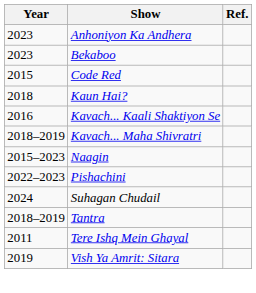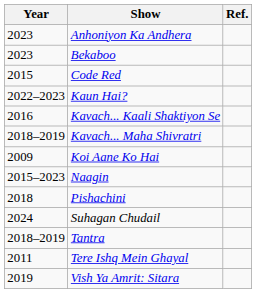(20, 95) 2018 -> (36, 95) 2022–2023
+ row: (115, 156)
(36, 177) 2022–2023 -> (20, 197) 2018
